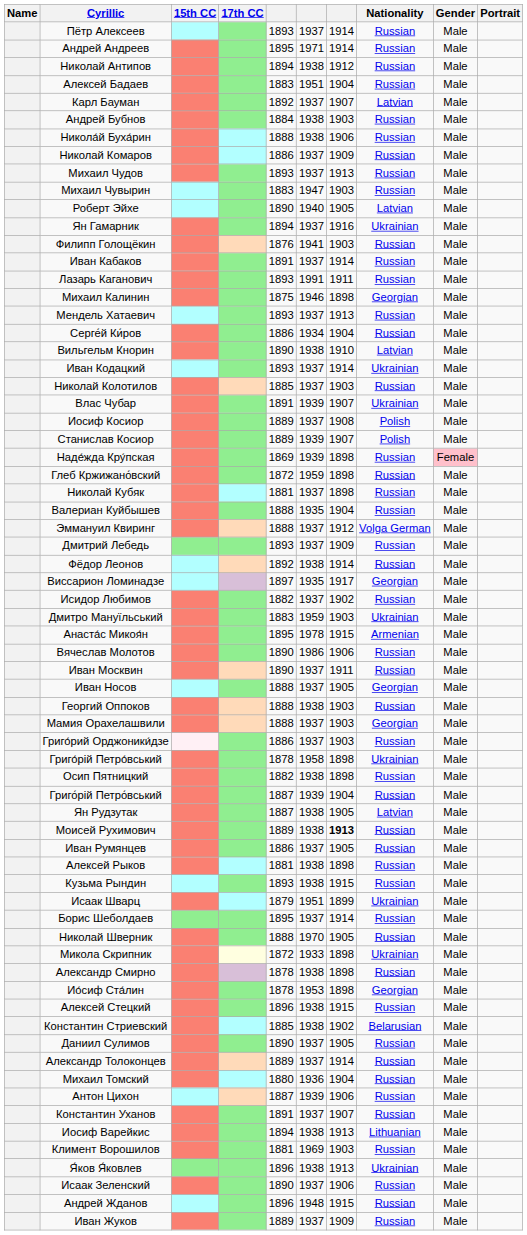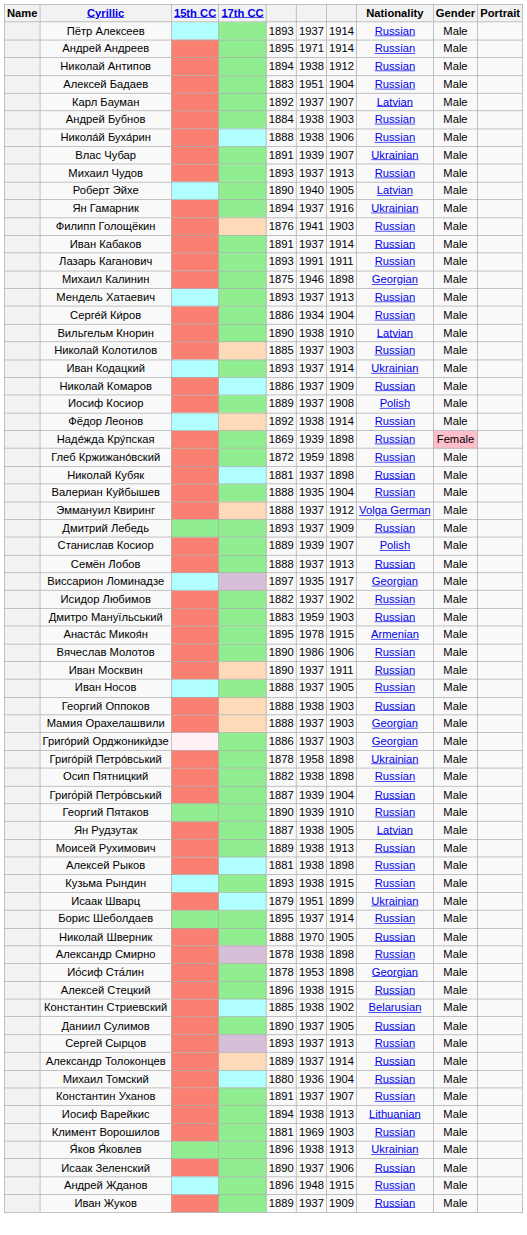rows swapped: (22, 404) <-> (22, 155)
- row: (22, 191)
rows swapped: (22, 368) <-> (22, 386)
rows swapped: (22, 440) <-> (22, 564)
+ row: (22, 564)
(395, 617) Ukrainian -> (395, 617) Russian
(395, 688) Georgian -> (395, 688) Russian
(395, 741) Russian -> (395, 741) Georgian
+ row: (22, 813)
(341, 830) bold -> (341, 848) normal
- row: (22, 848)
- row: (22, 955)
+ row: (22, 1043)
- row: (22, 1097)
